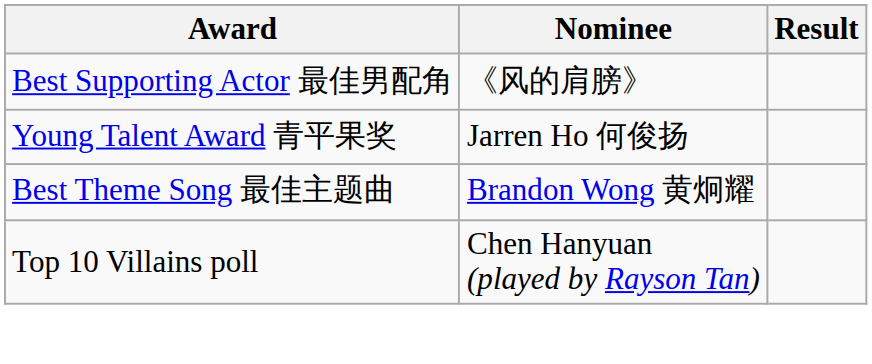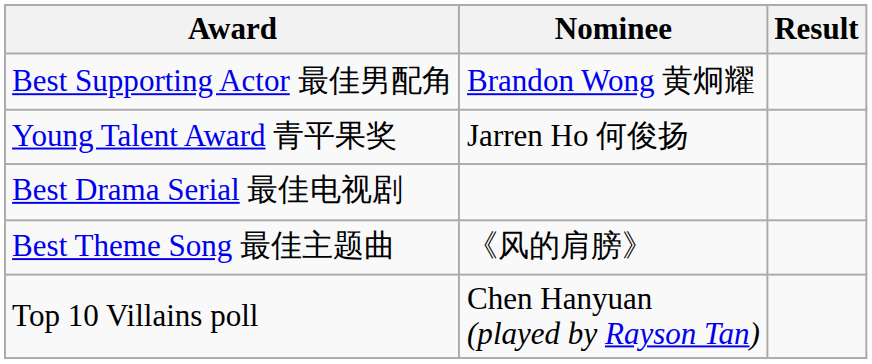(560, 80) 《风的肩膀》 -> (611, 80) Brandon Wong 黄炯耀
+ row: (207, 190)
(611, 190) Brandon Wong 黄炯耀 -> (560, 245) 《风的肩膀》
